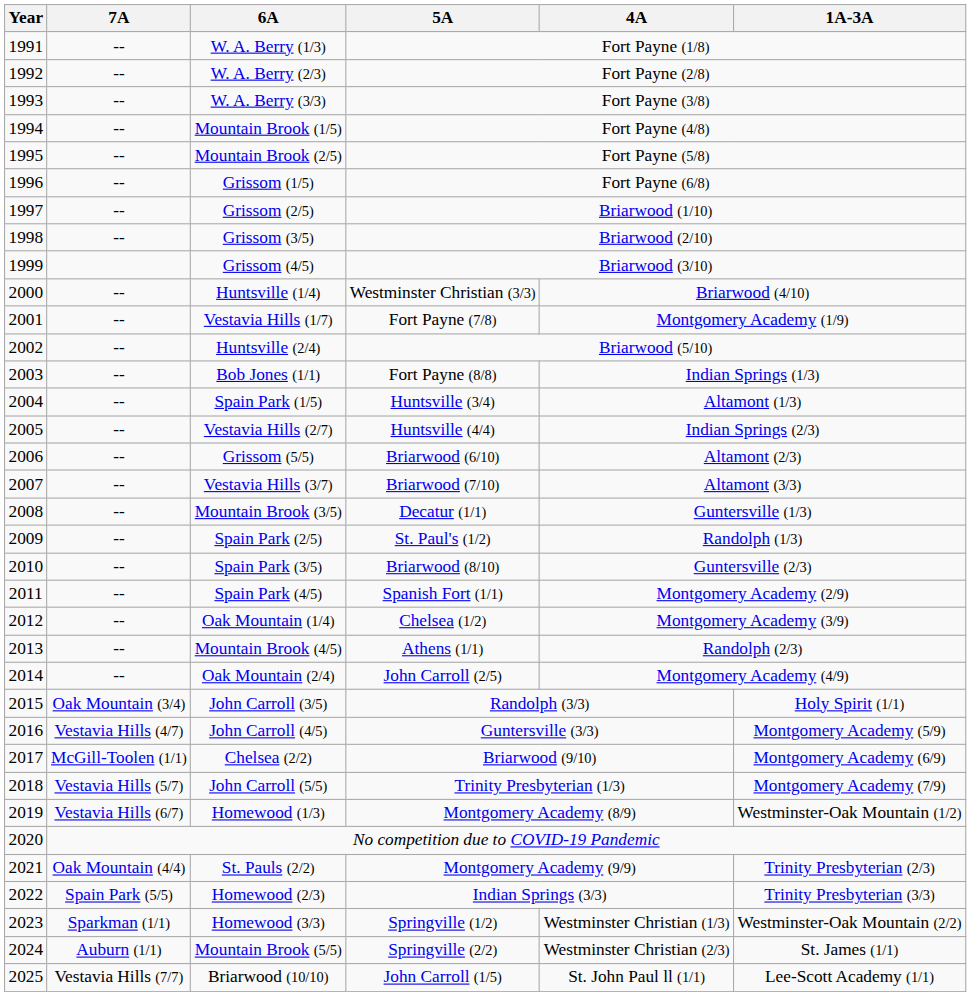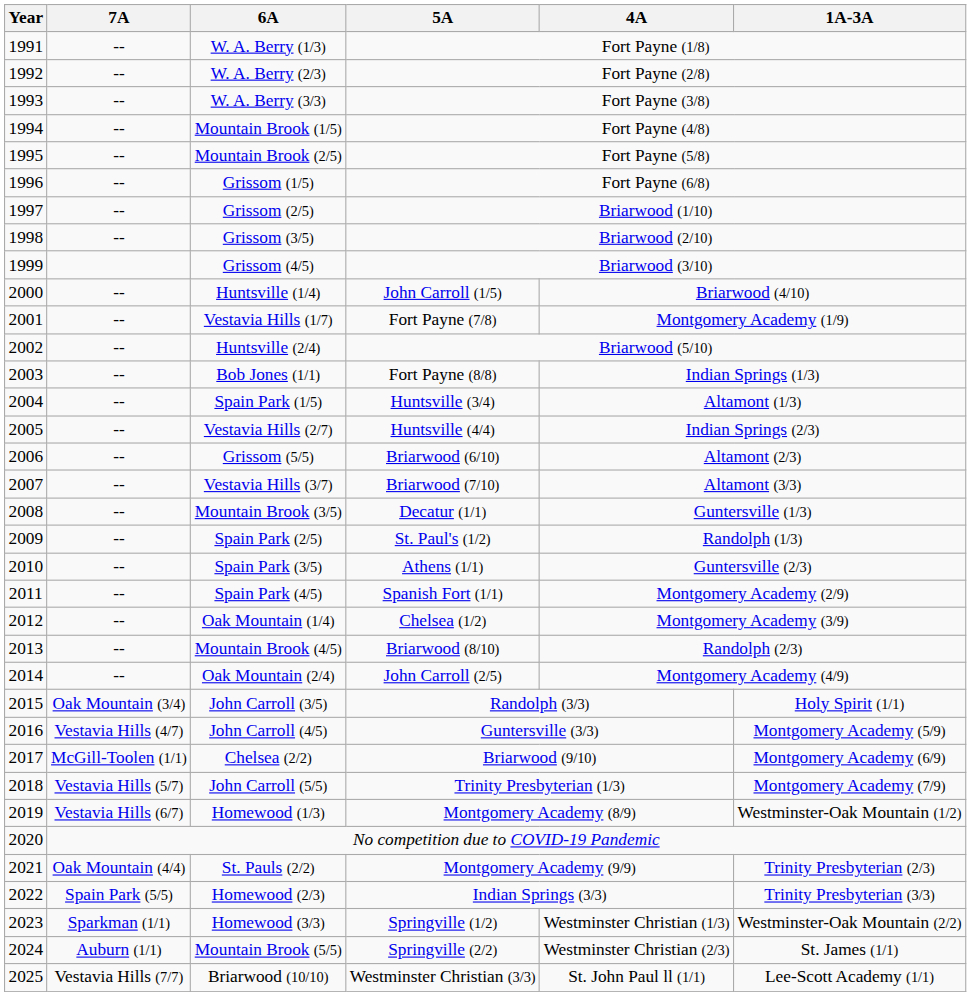(443, 292) Westminster Christian (3/3) -> (443, 292) John Carroll (1/5)
(443, 566) Briarwood (8/10) -> (443, 566) Athens (1/1)
(443, 648) Athens (1/1) -> (443, 648) Briarwood (8/10)
(443, 977) John Carroll (1/5) -> (443, 977) Westminster Christian (3/3)
